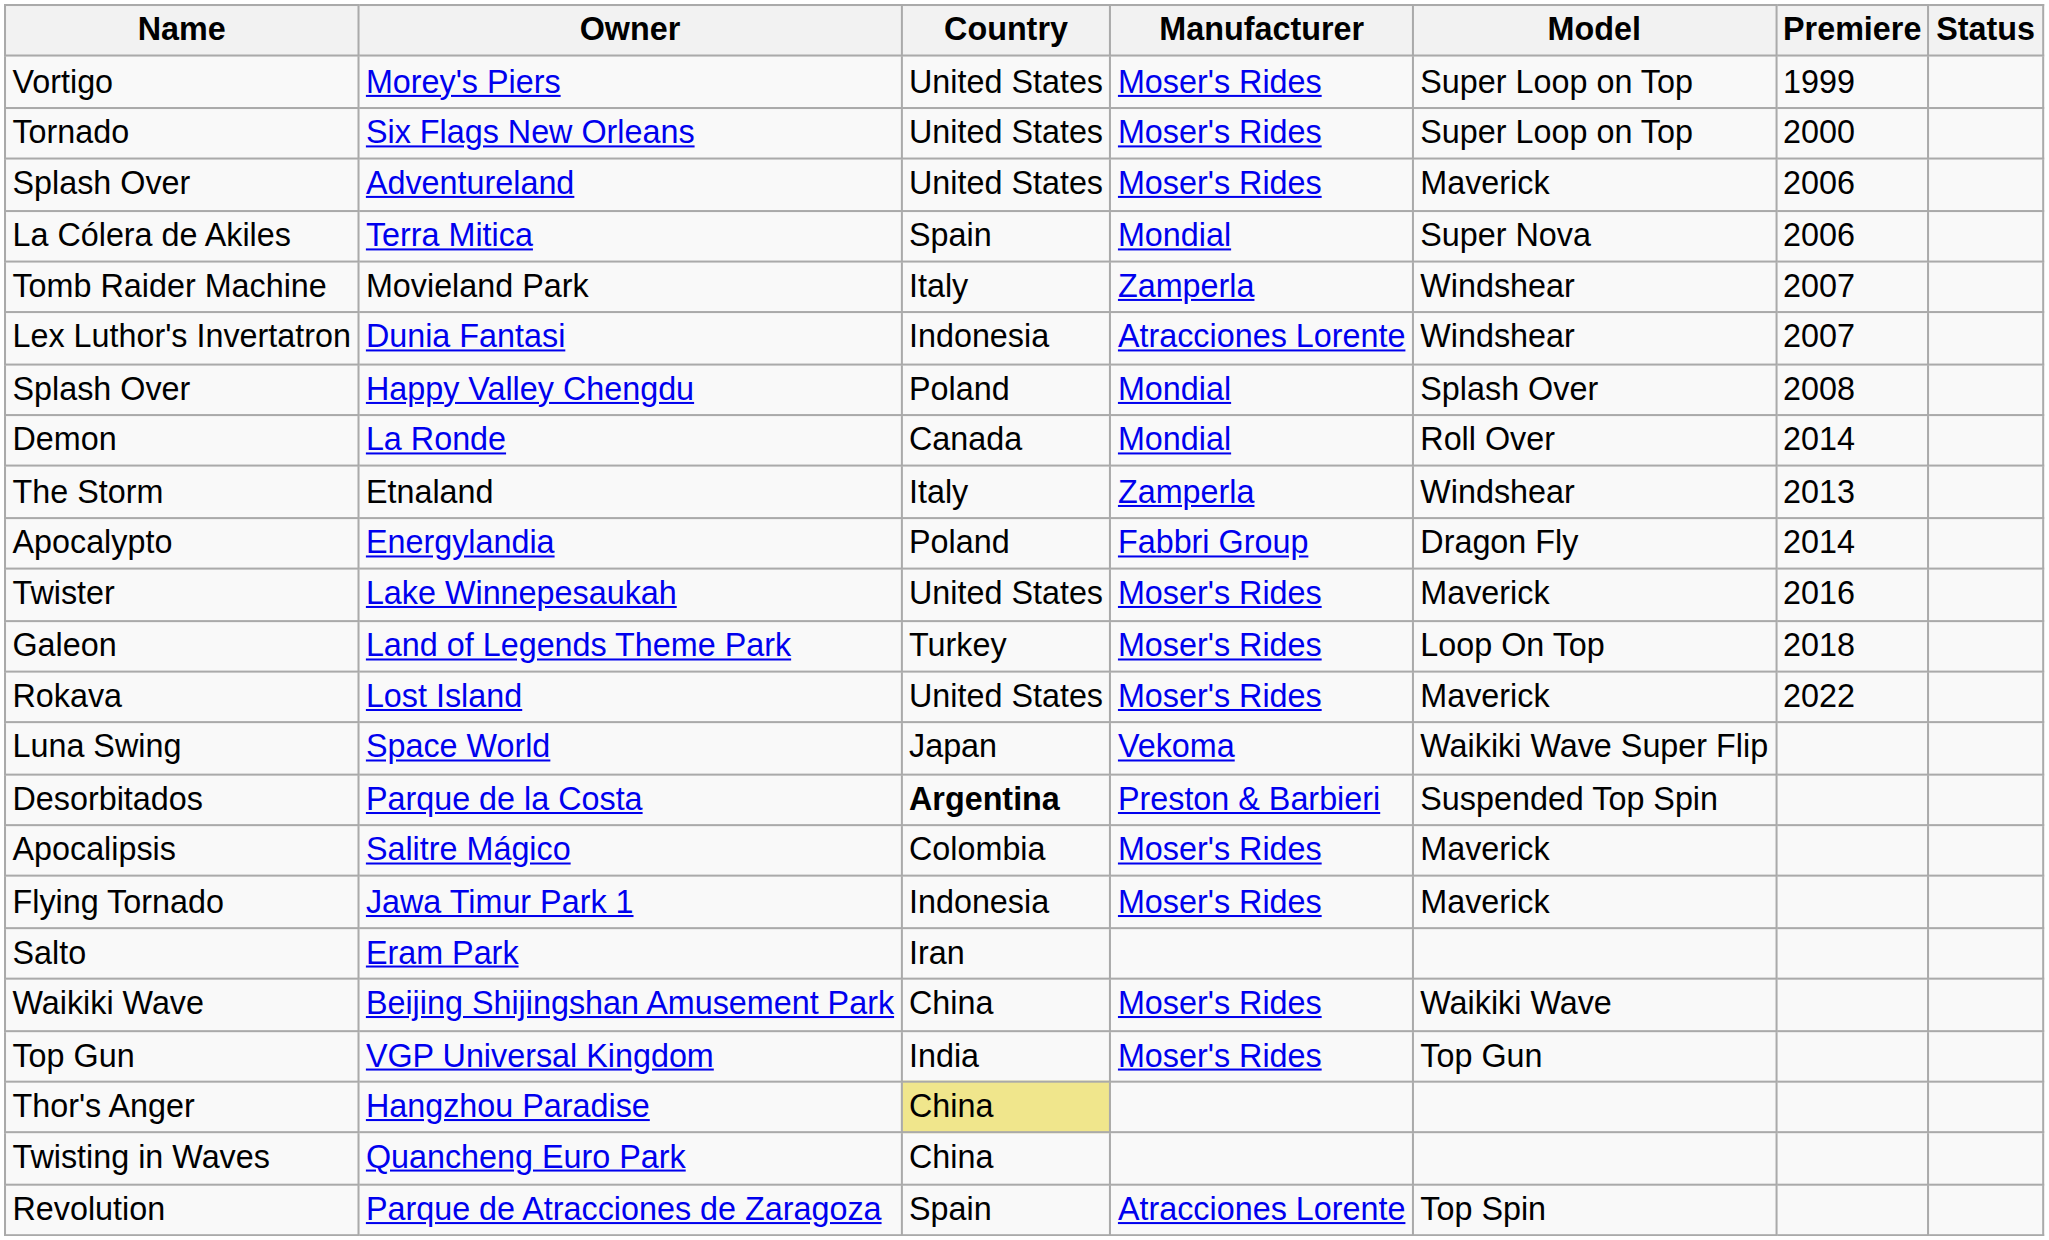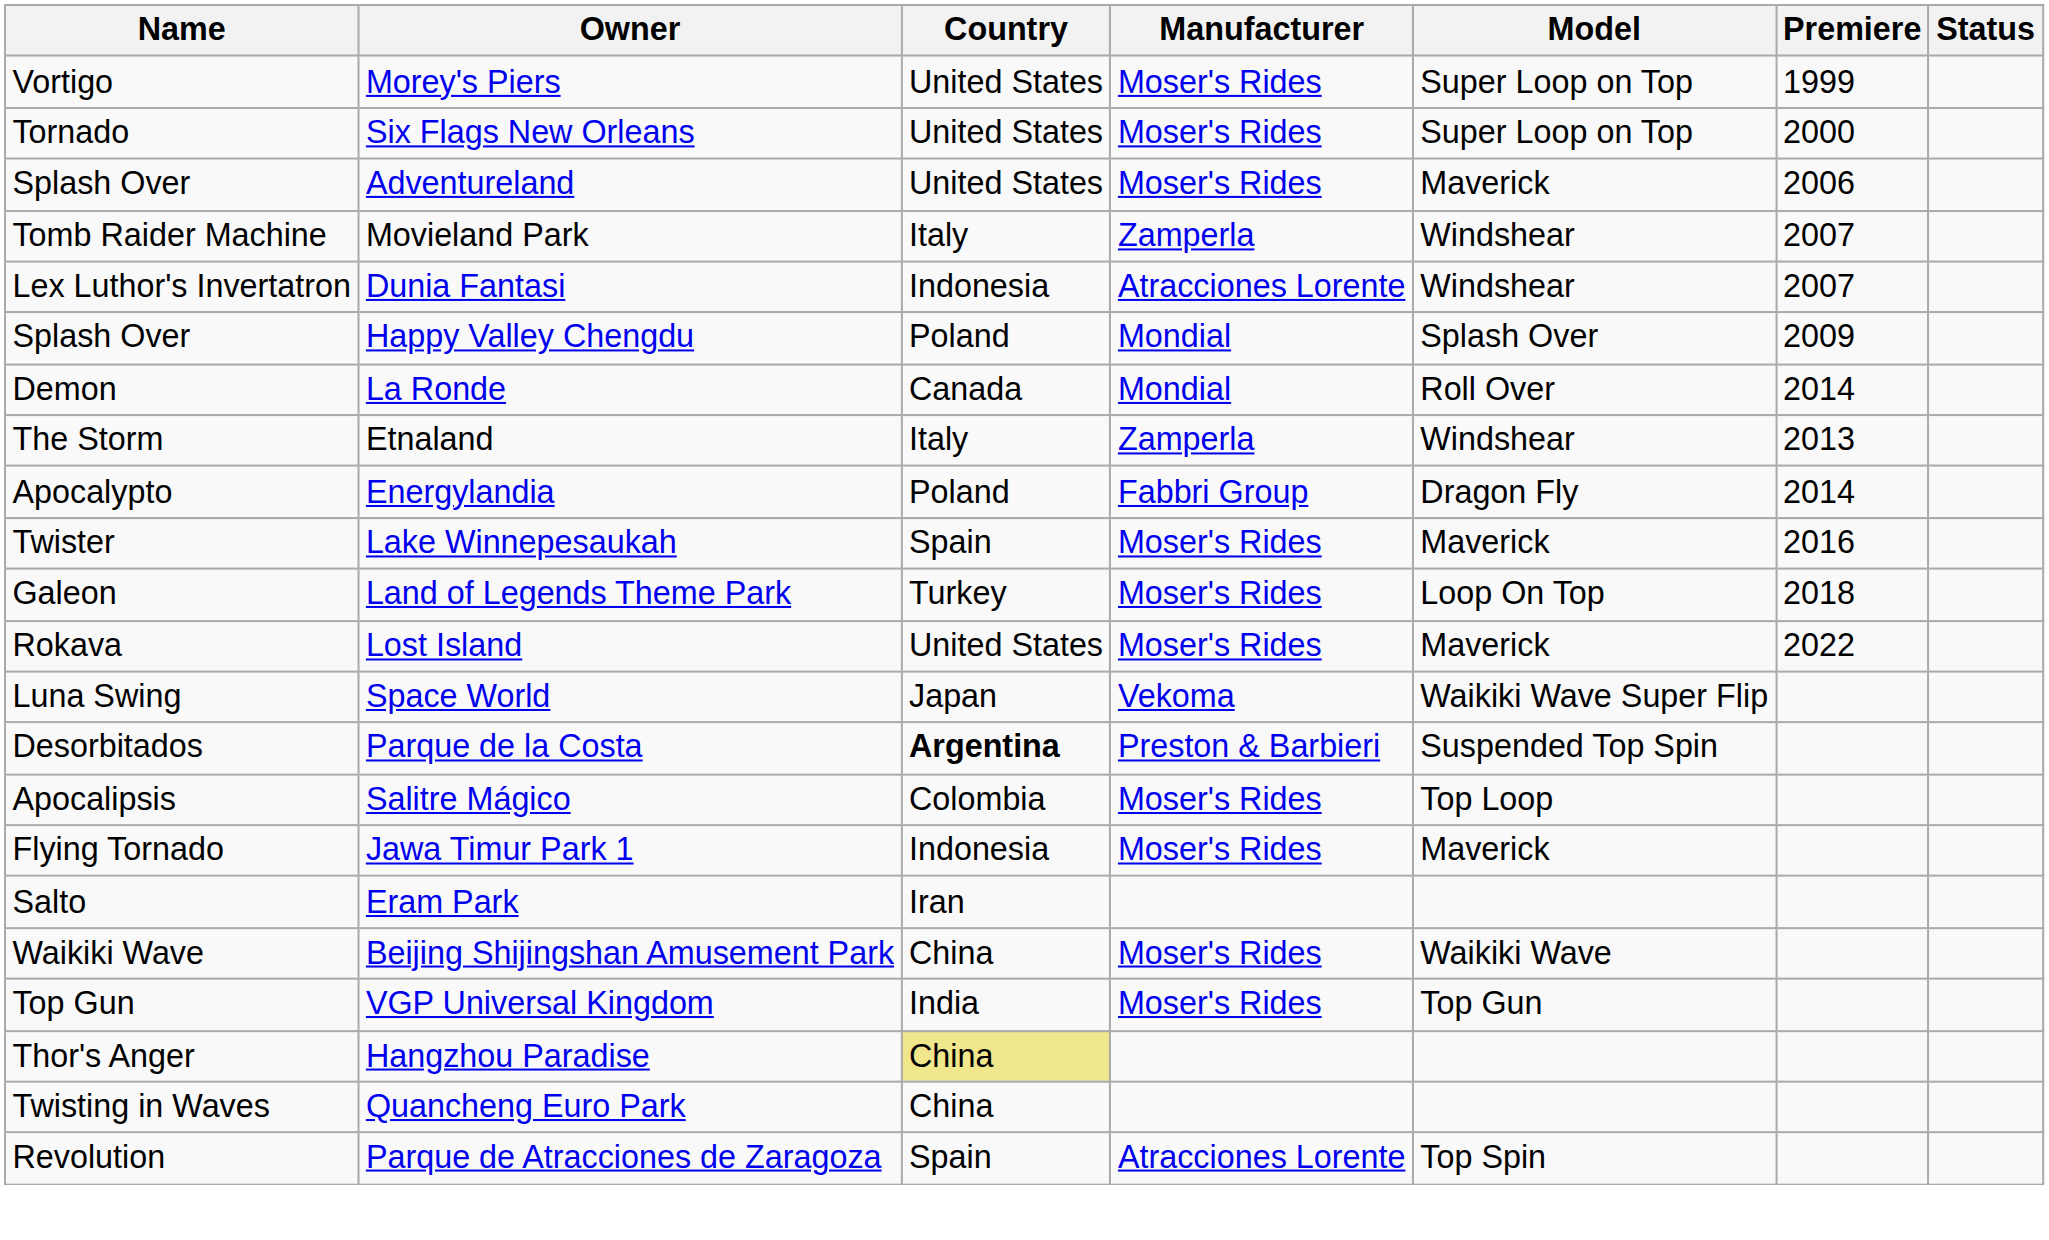- row: (449, 235)
(1819, 388) 2008 -> (1819, 337) 2009
(1006, 593) United States -> (950, 542) Spain
(1485, 850) Maverick -> (1487, 798) Top Loop
